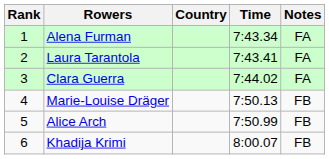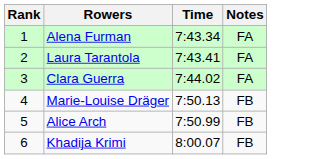- column: (201, 15)
